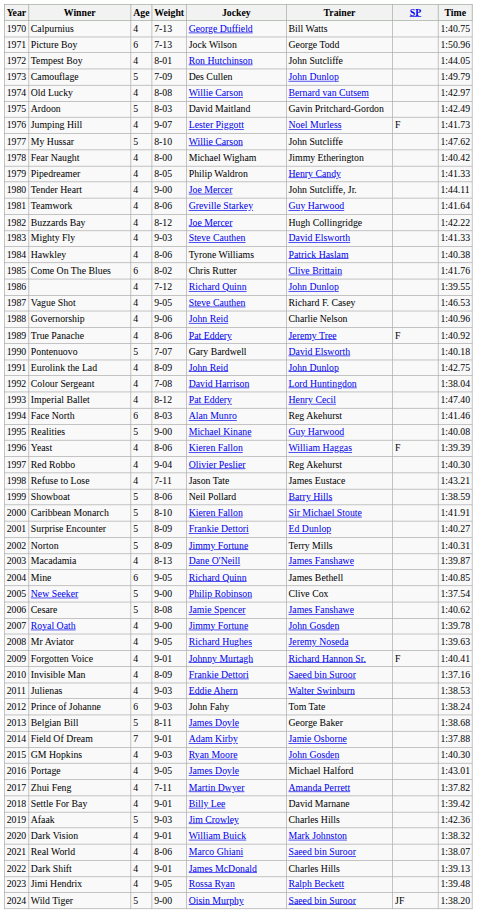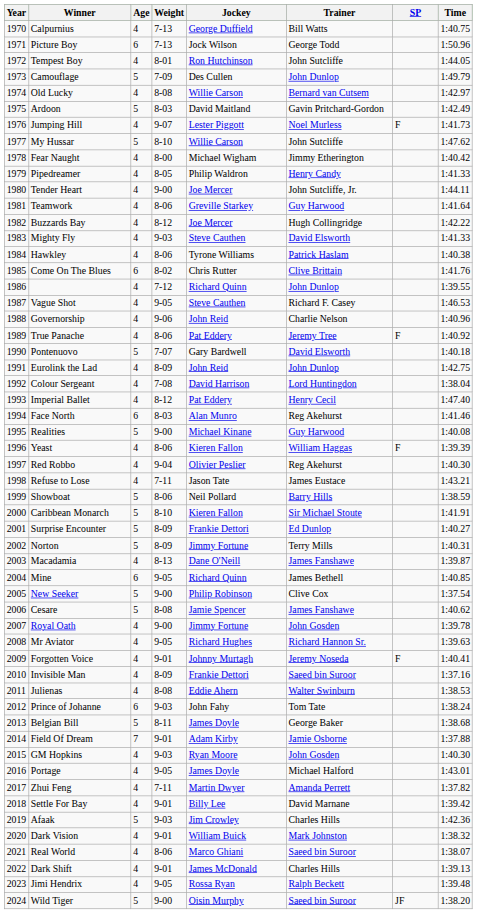(319, 642) Jeremy Noseda -> (327, 642) Richard Hannon Sr.
(327, 658) Richard Hannon Sr. -> (319, 658) Jeremy Noseda
(163, 691) 9-03 -> (163, 691) 8-08
